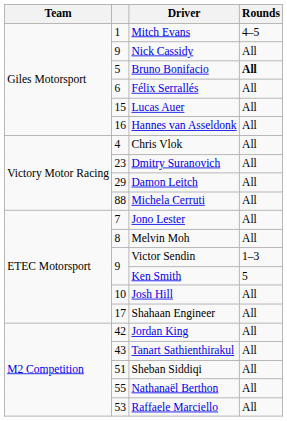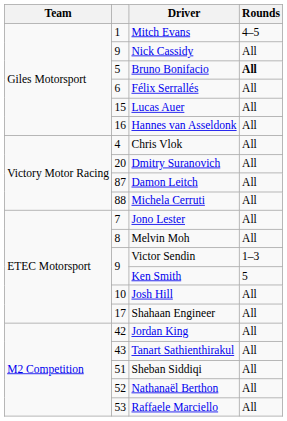(120, 163) 23 -> (120, 163) 20
(120, 182) 29 -> (120, 182) 87
(120, 388) 55 -> (120, 388) 52
